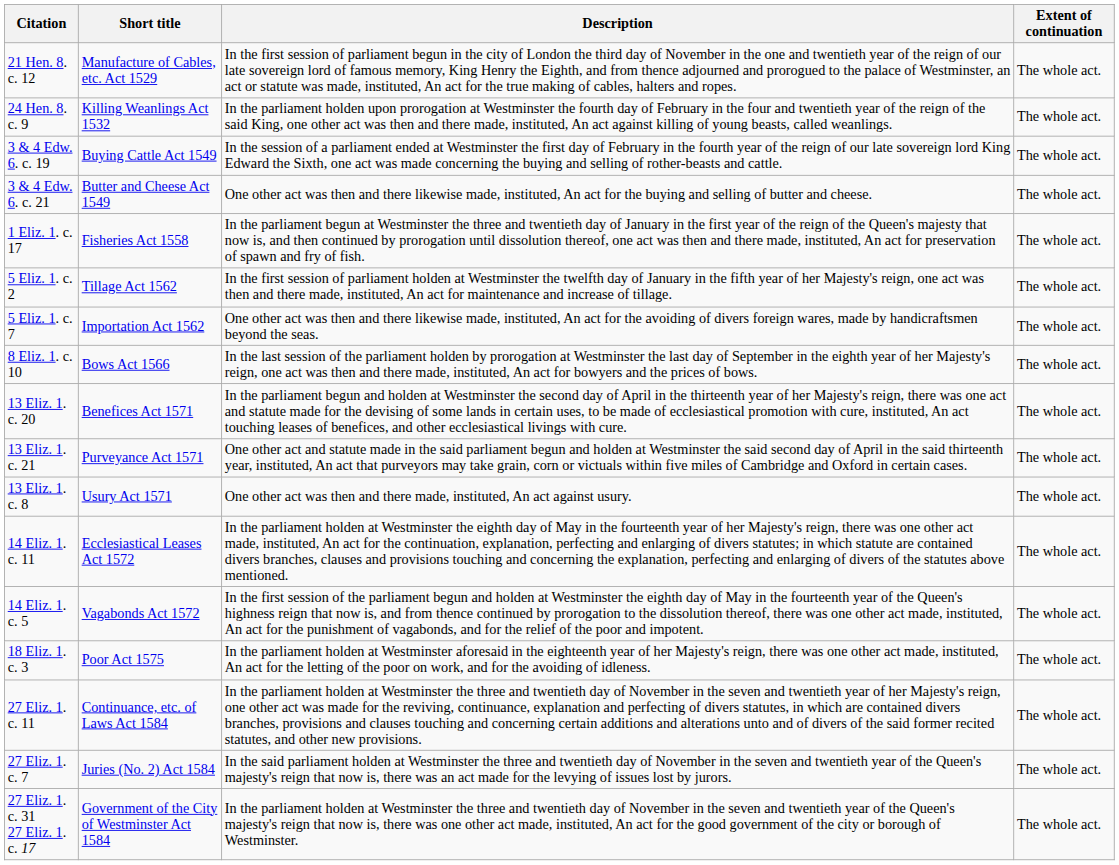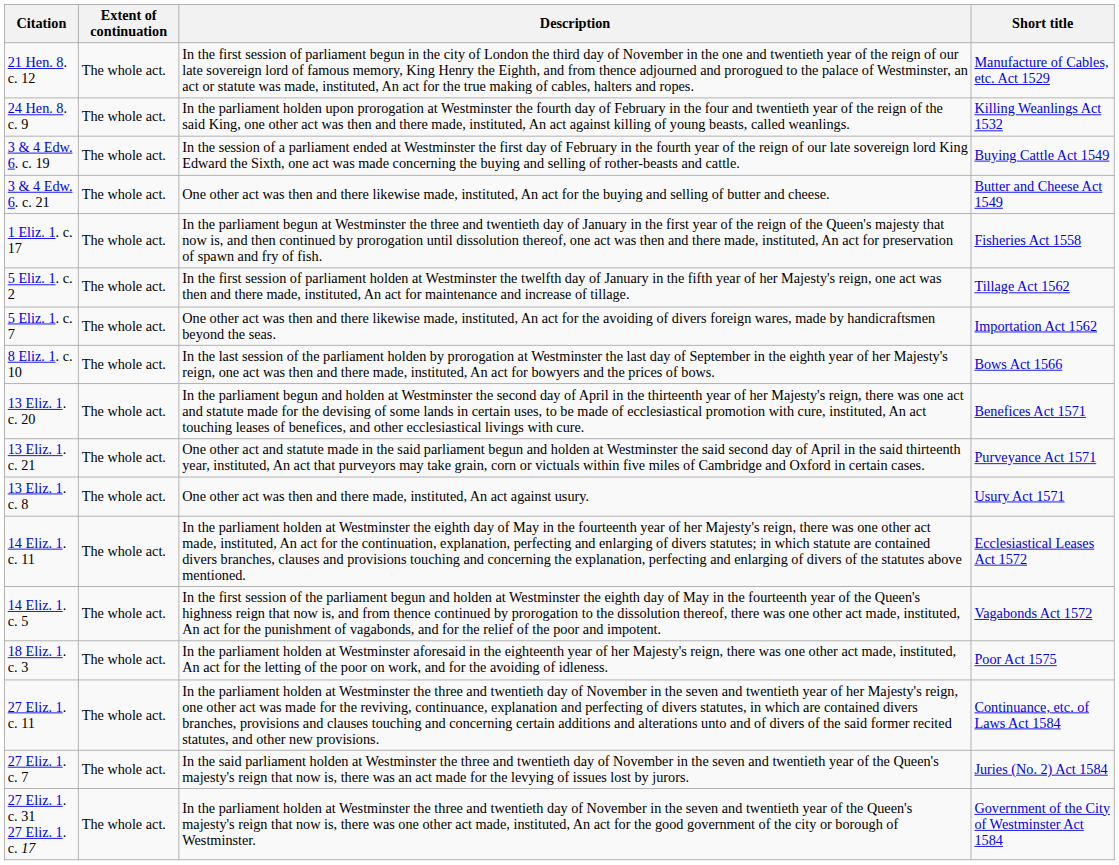columns swapped: (150, 23) <-> (1064, 23)
